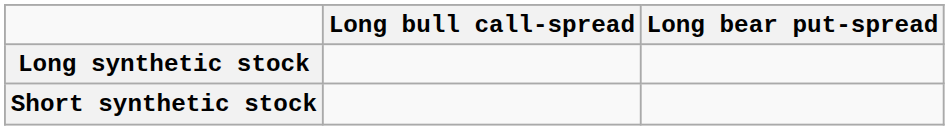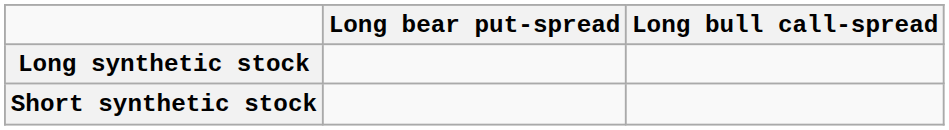columns swapped: (482, 25) <-> (792, 25)
